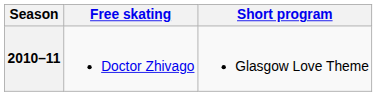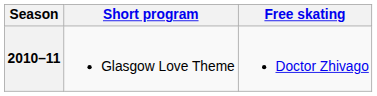columns swapped: (285, 15) <-> (131, 15)
